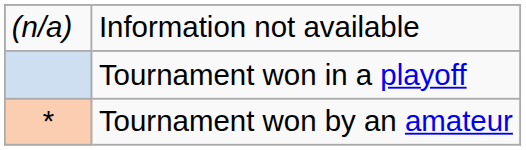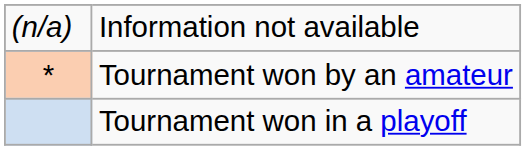rows swapped: (283, 74) <-> (306, 121)
